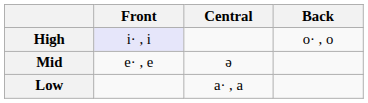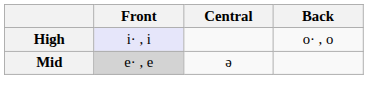(139, 62) no background -> (139, 62) lightgrey background
- row: (49, 86)
